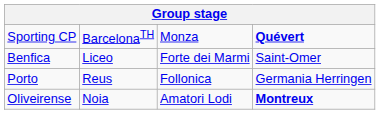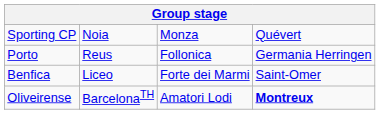(118, 36) BarcelonaTH -> (95, 34) Noia
(280, 36) bold -> (278, 34) normal
rows swapped: (29, 58) <-> (23, 79)
(95, 99) Noia -> (118, 97) BarcelonaTH
